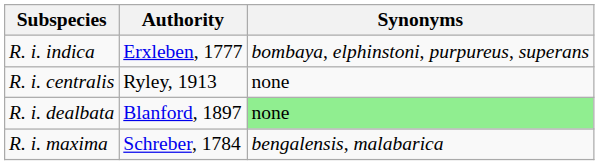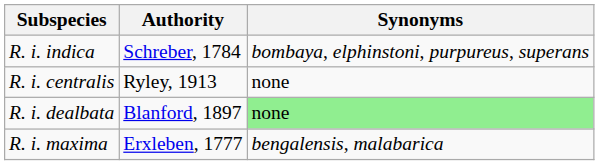(183, 50) Erxleben, 1777 -> (182, 50) Schreber, 1784
(182, 143) Schreber, 1784 -> (183, 143) Erxleben, 1777
